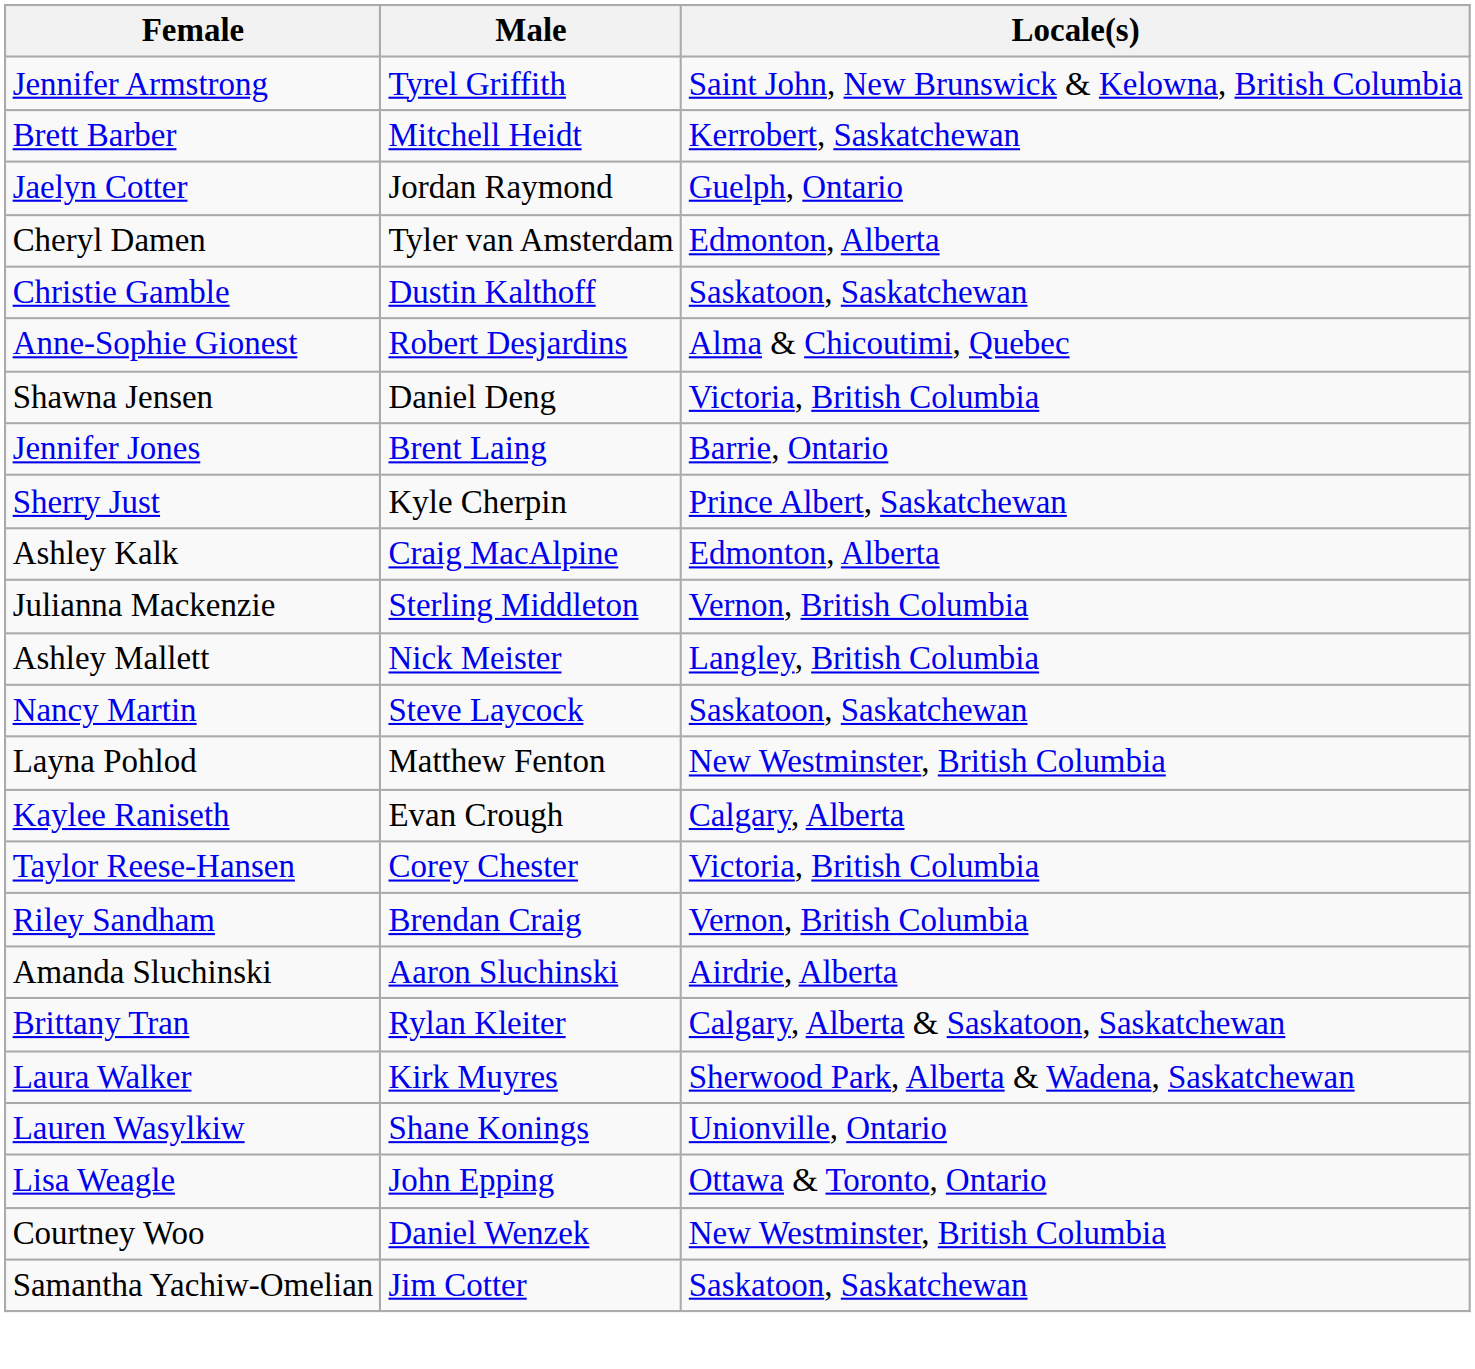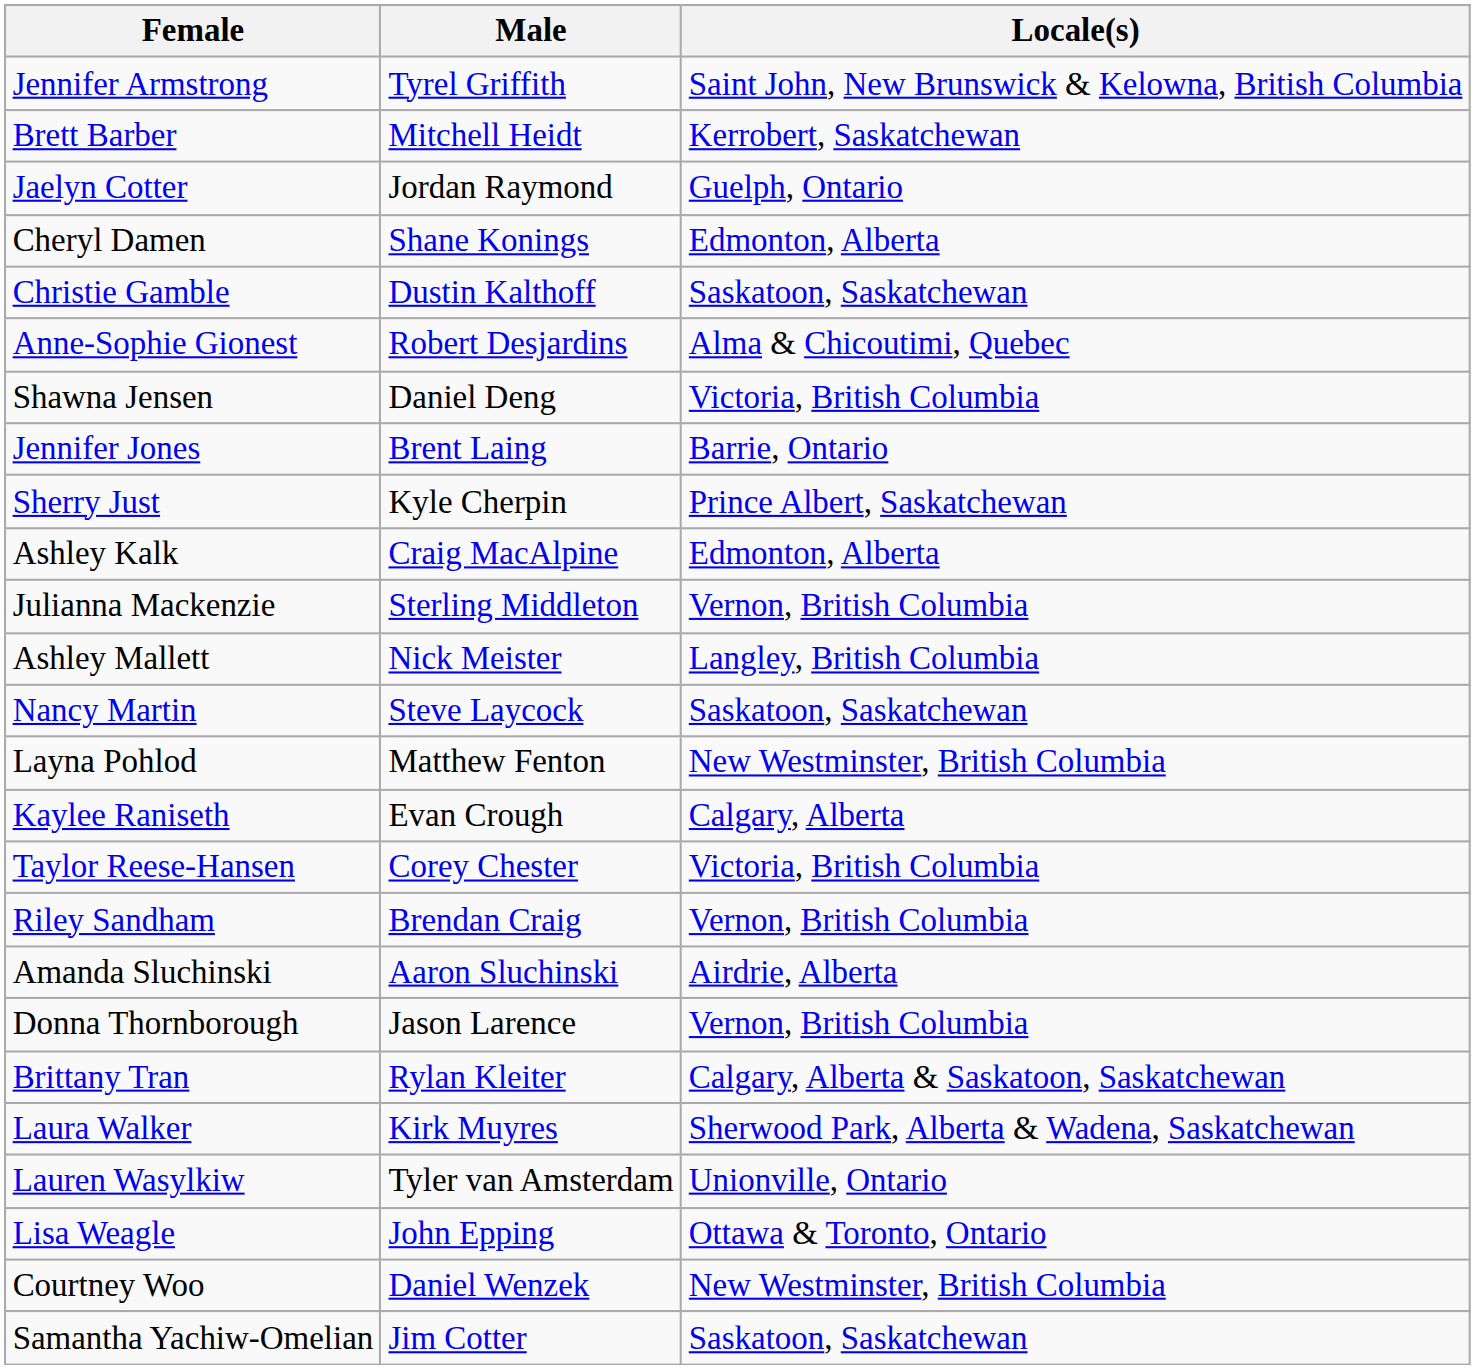(531, 239) Tyler van Amsterdam -> (489, 239) Shane Konings
+ row: (156, 1023)
(489, 1128) Shane Konings -> (531, 1180) Tyler van Amsterdam
